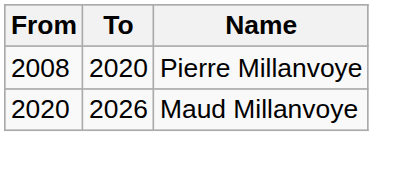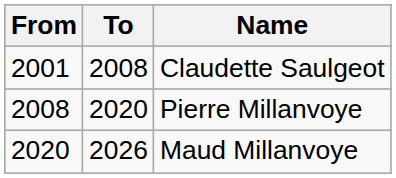+ row: (272, 67)
